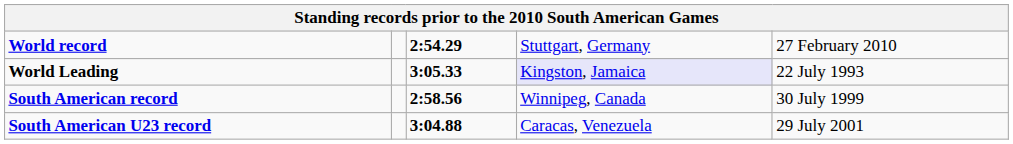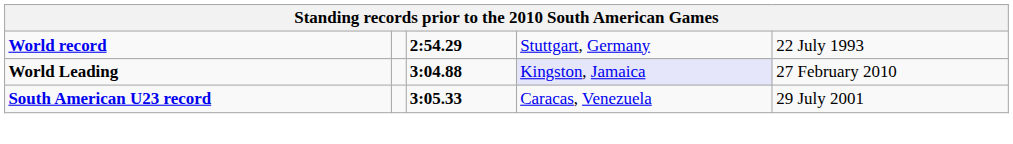(837, 44) 27 February 2010 -> (820, 44) 22 July 1993
(436, 71) 3:05.33 -> (436, 71) 3:04.88
(820, 71) 22 July 1993 -> (837, 71) 27 February 2010
- row: (93, 98)
(436, 125) 3:04.88 -> (436, 98) 3:05.33
